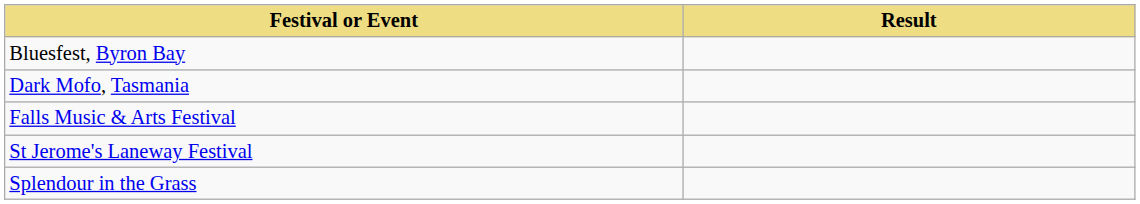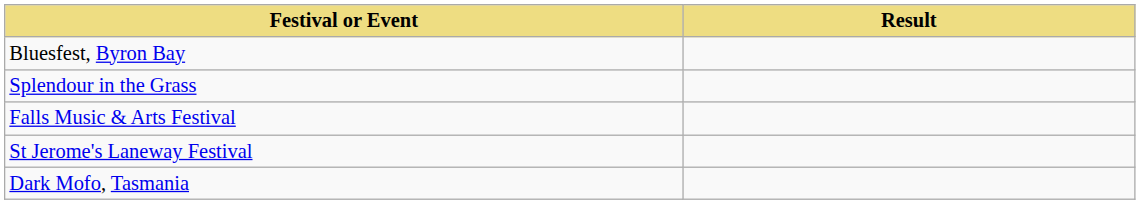rows swapped: (99, 85) <-> (103, 183)
